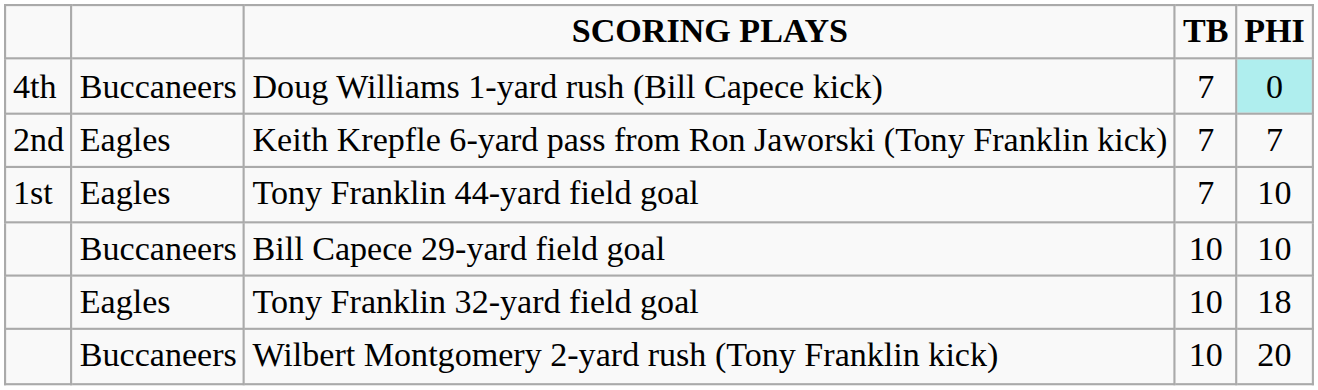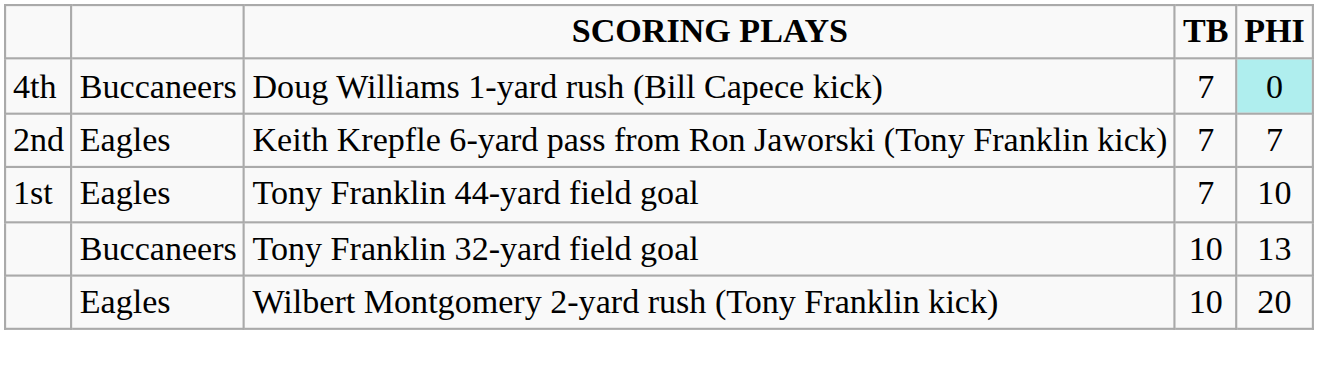- row: (459, 247)
(125, 301) Eagles -> (158, 247) Buccaneers
(1274, 301) 18 -> (1274, 247) 13
(158, 355) Buccaneers -> (125, 301) Eagles
